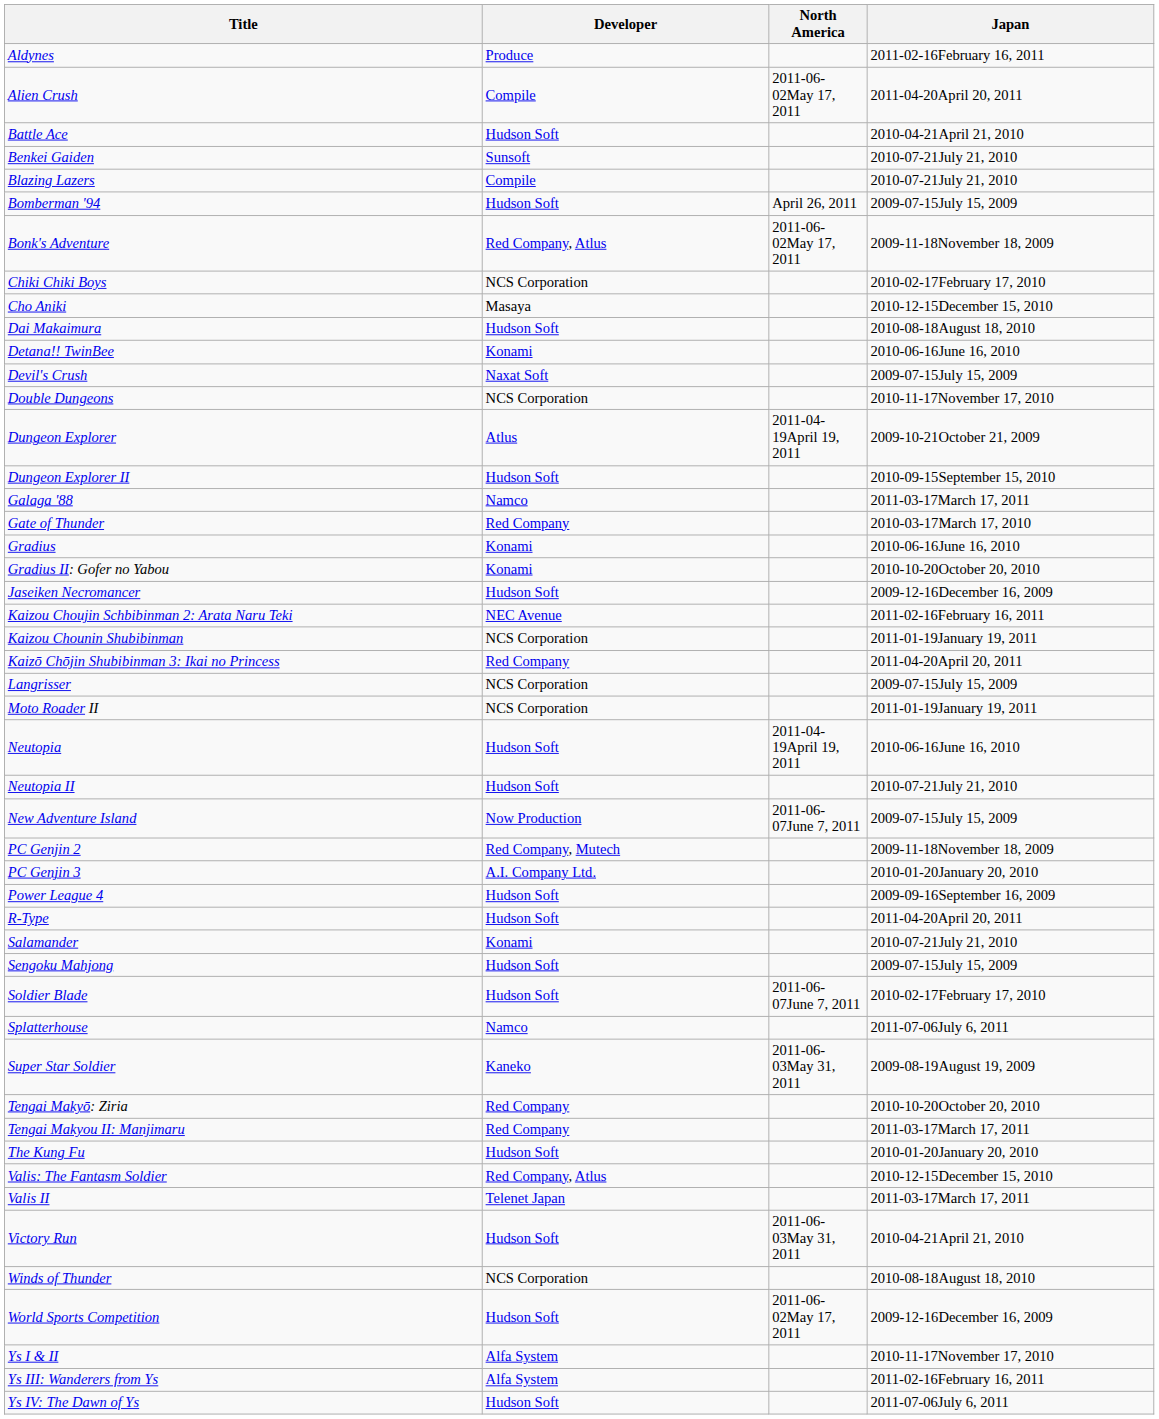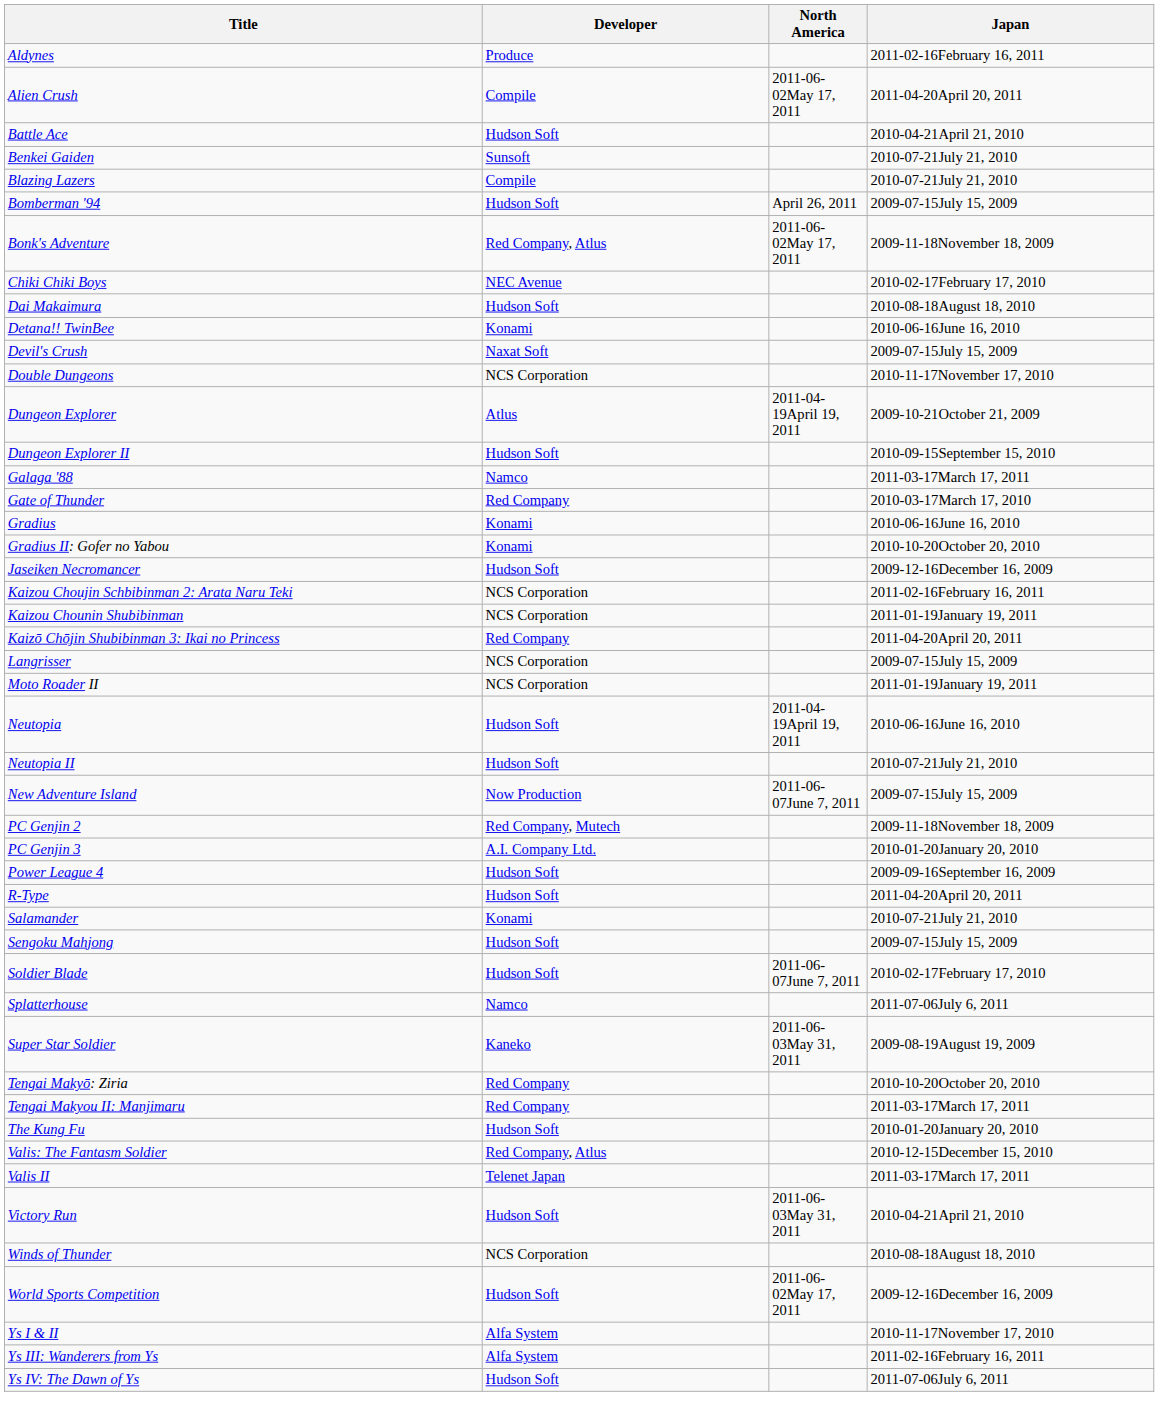(537, 282) NCS Corporation -> (524, 282) NEC Avenue
- row: (37, 305)
(524, 615) NEC Avenue -> (537, 592) NCS Corporation
